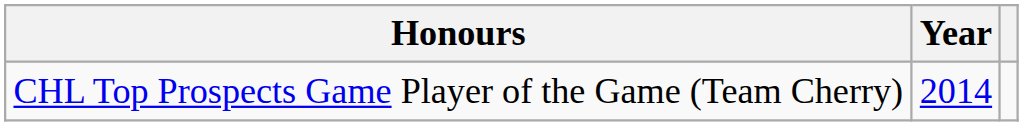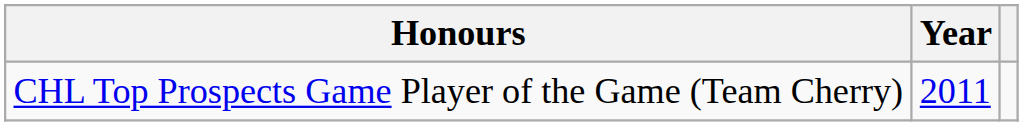(956, 90) 2014 -> (955, 90) 2011
